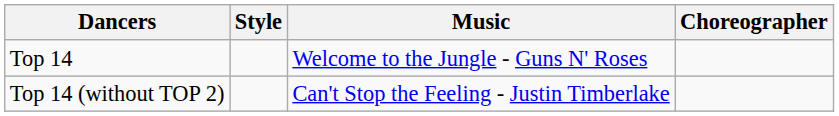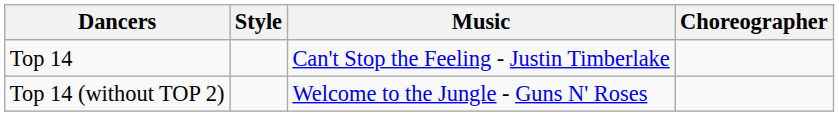(470, 57) Welcome to the Jungle - Guns N' Roses -> (481, 57) Can't Stop the Feeling - Justin Timberlake
(481, 93) Can't Stop the Feeling - Justin Timberlake -> (470, 93) Welcome to the Jungle - Guns N' Roses
